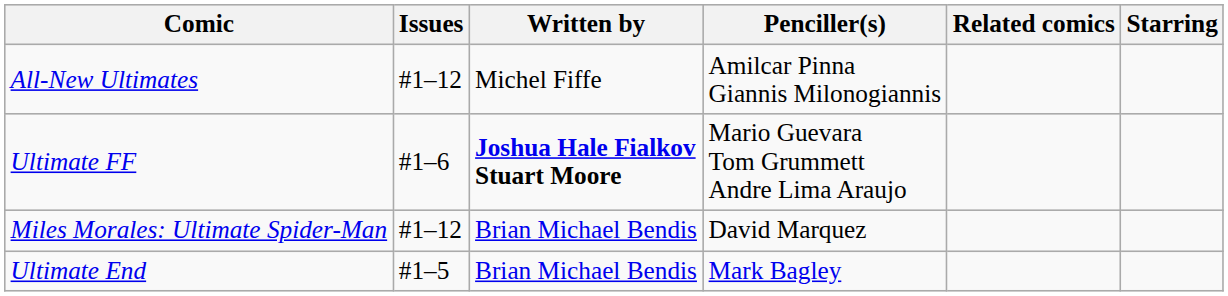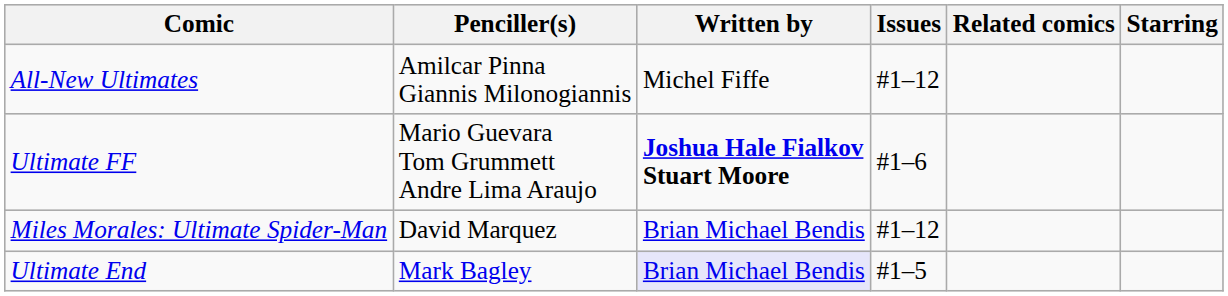columns swapped: (431, 24) <-> (825, 24)
(586, 270) no background -> (754, 270) lavender background
